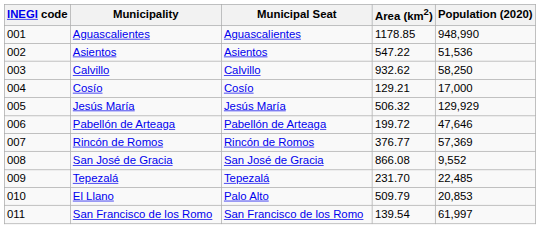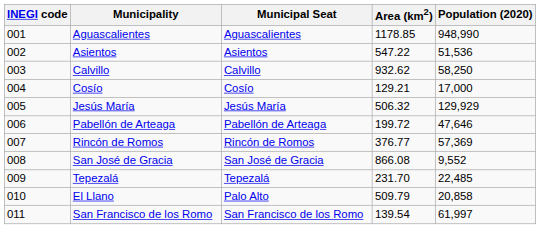(455, 196) 20,853 -> (455, 196) 20,858
